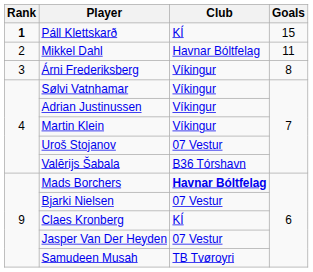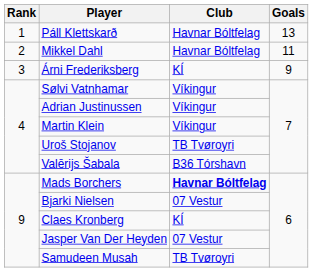(22, 32) bold -> (22, 32) normal
(178, 32) KÍ -> (216, 32) Havnar Bóltfelag
(288, 32) 15 -> (288, 32) 13
(194, 70) Víkingur -> (178, 70) KÍ
(288, 70) 8 -> (288, 70) 9
(197, 145) 07 Vestur -> (203, 145) TB Tvøroyri
